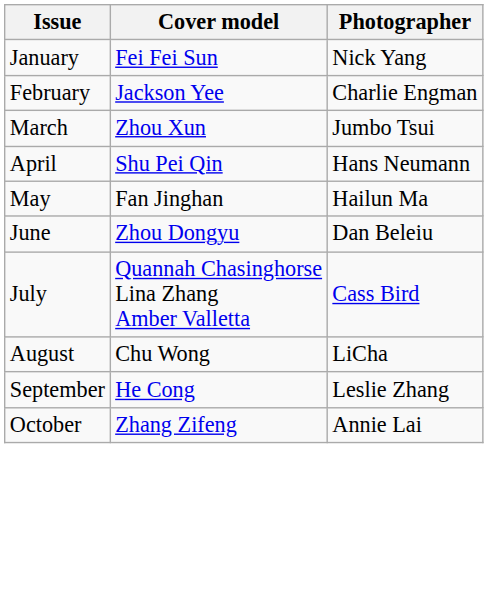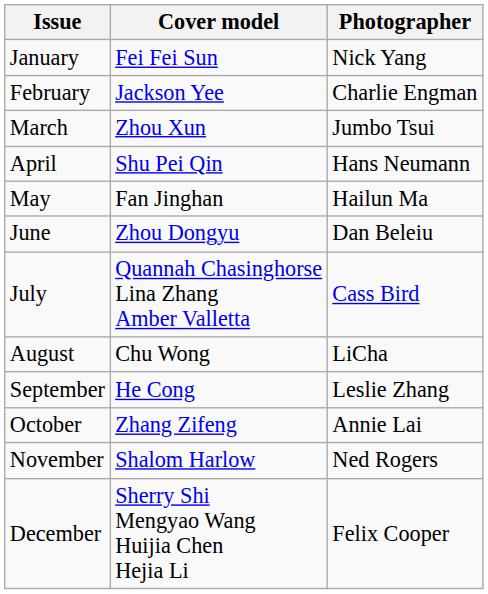+ row: (57, 460)
+ row: (56, 532)
